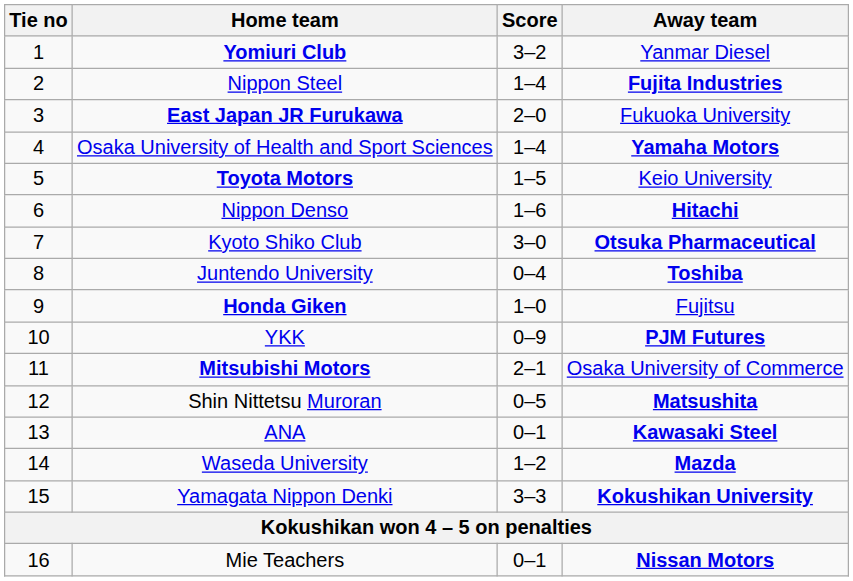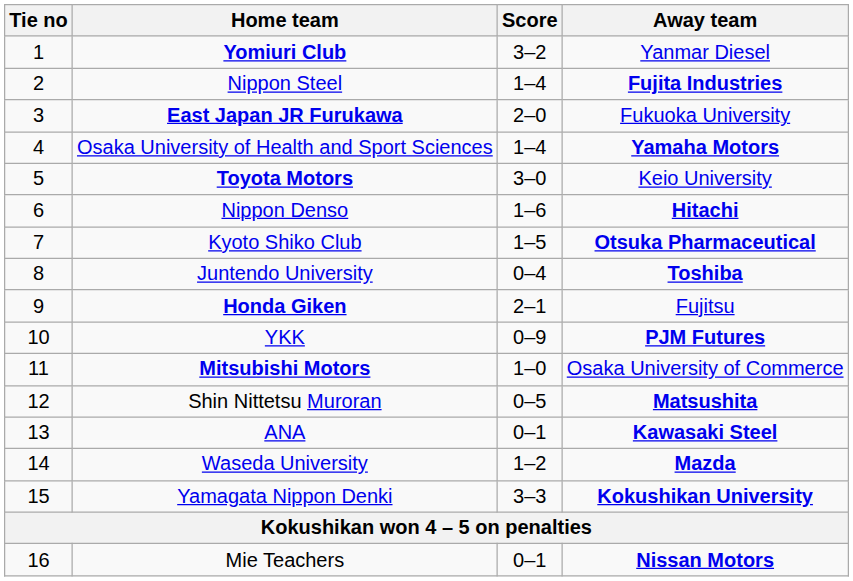(530, 178) 1–5 -> (530, 178) 3–0
(530, 242) 3–0 -> (530, 242) 1–5
(530, 305) 1–0 -> (530, 305) 2–1
(530, 369) 2–1 -> (530, 369) 1–0
